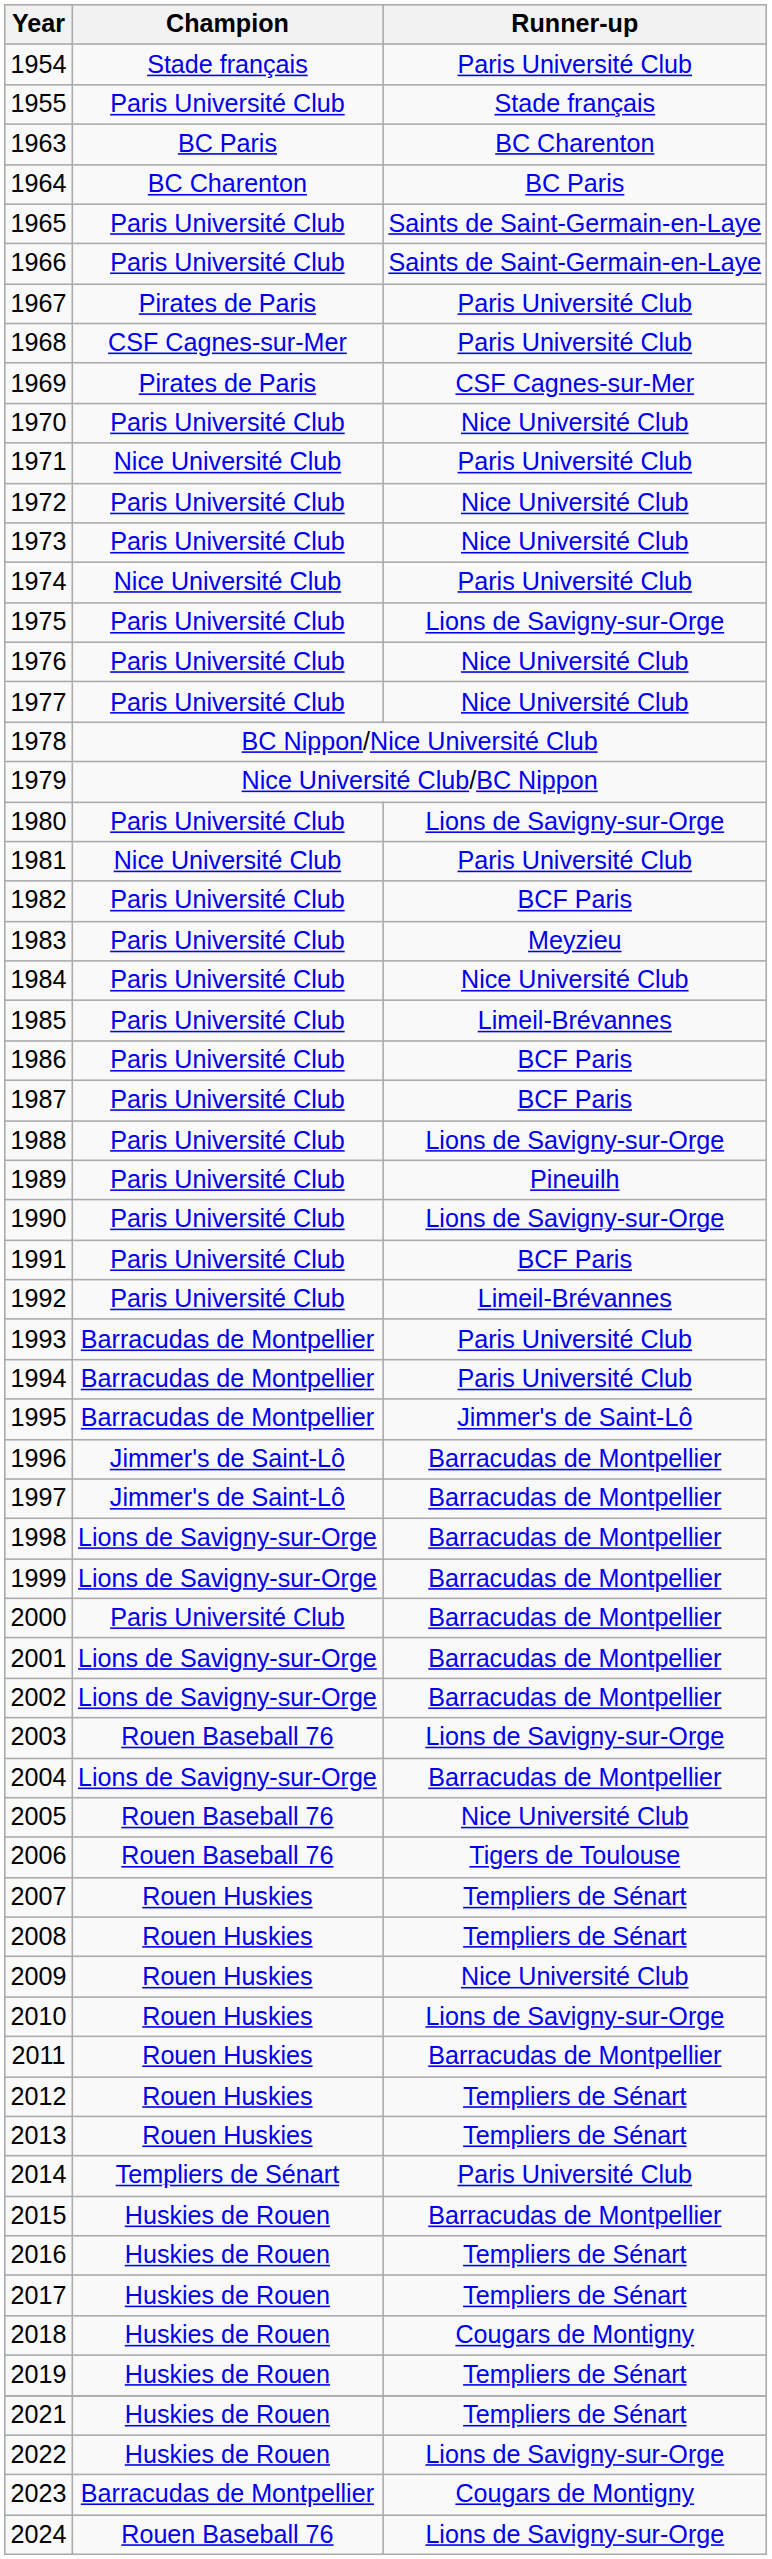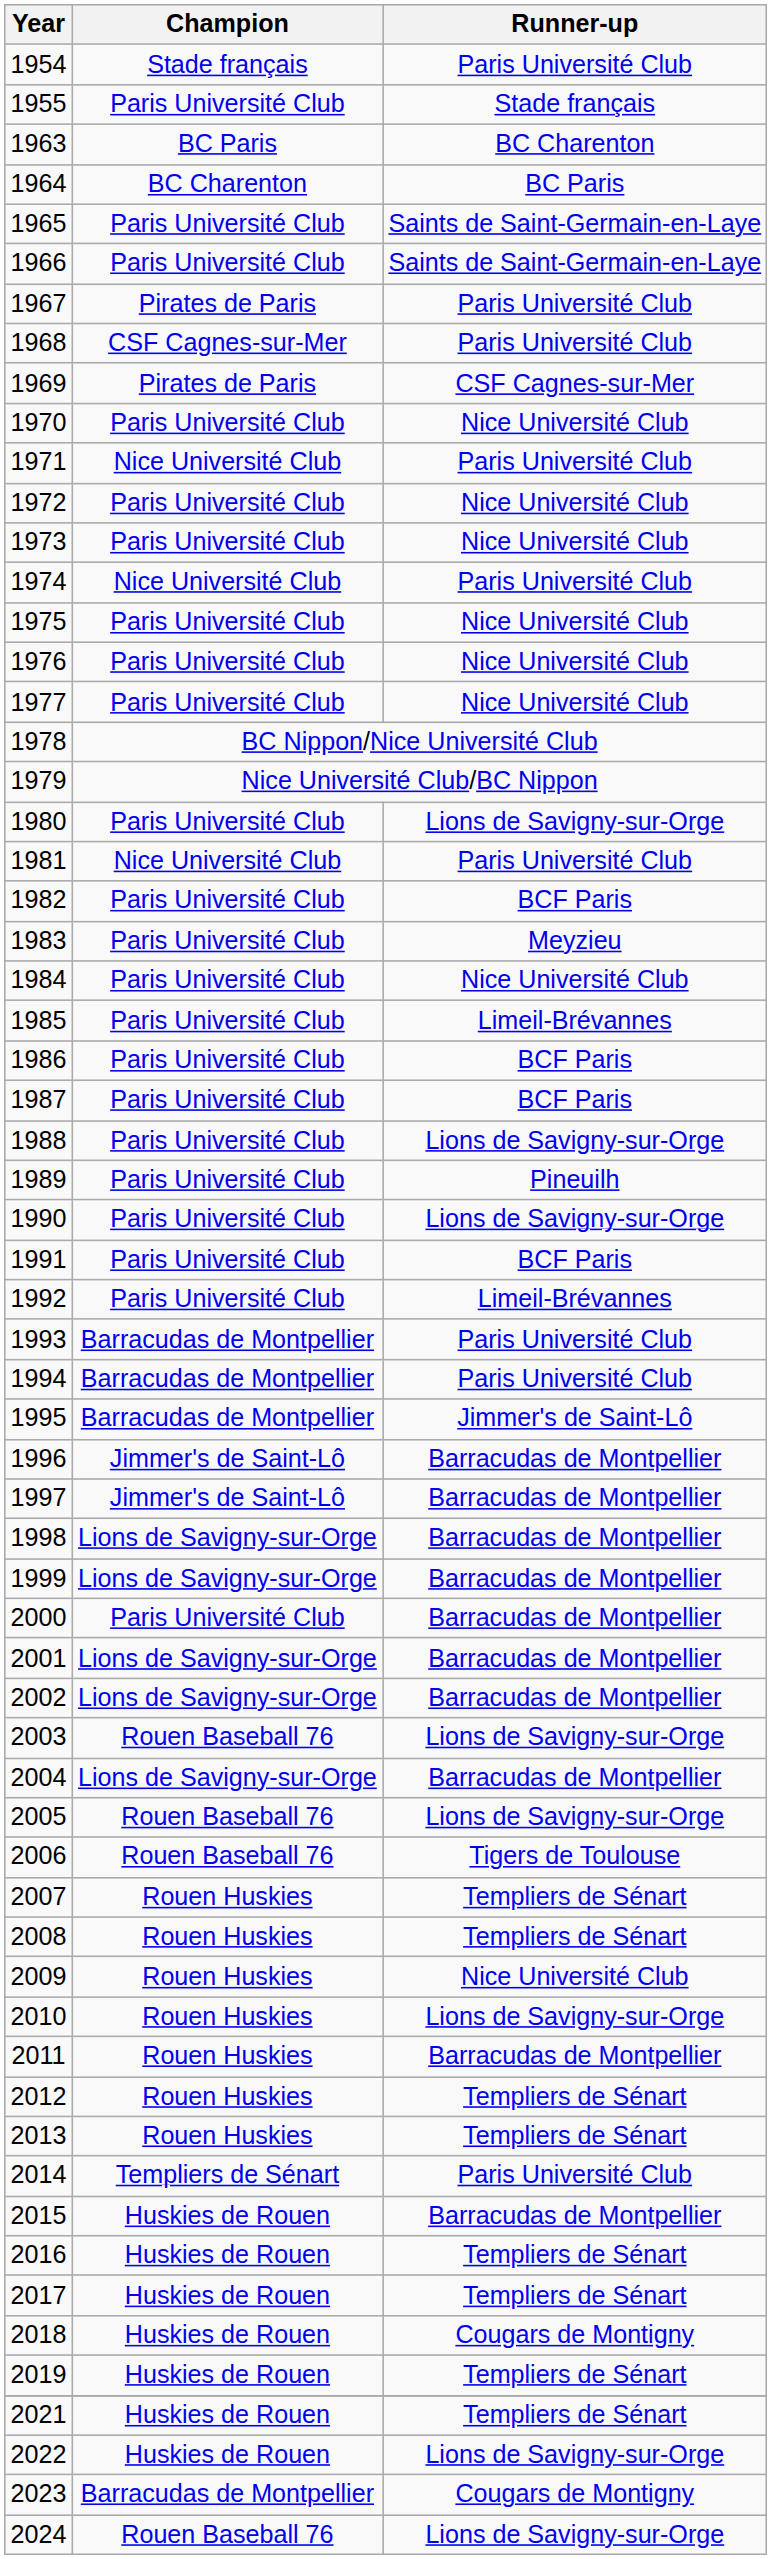(575, 622) Lions de Savigny-sur-Orge -> (575, 622) Nice Université Club
(575, 1817) Nice Université Club -> (575, 1817) Lions de Savigny-sur-Orge
